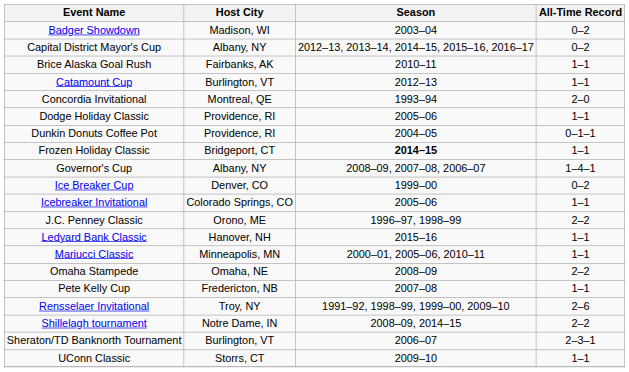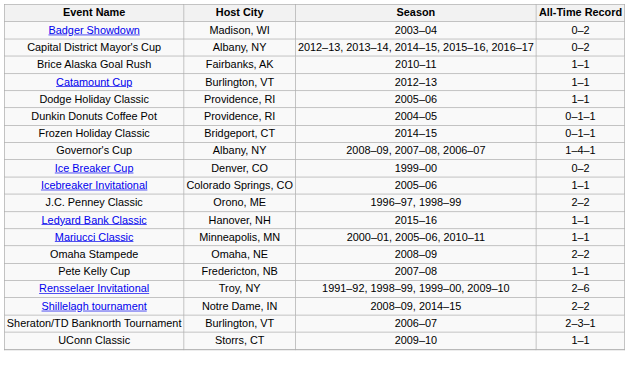- row: (94, 99)
(416, 151) bold -> (416, 133) normal
(580, 151) 1–1 -> (581, 133) 0–1–1
